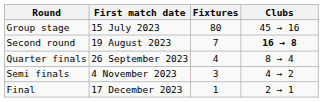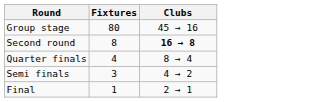- column: (140, 12)
(216, 43) 7 -> (114, 43) 8
